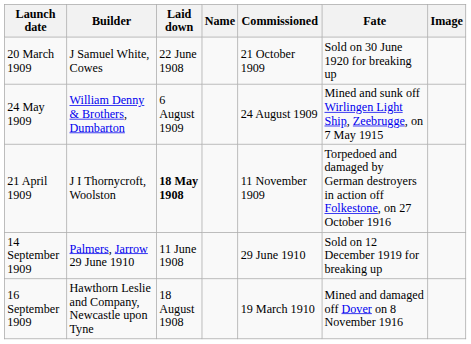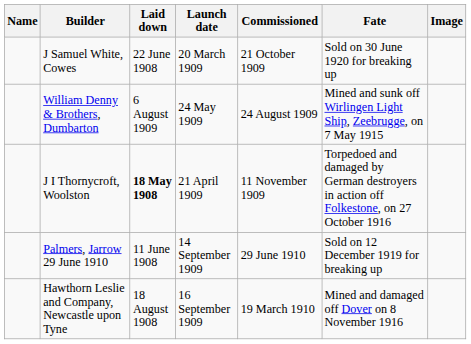columns swapped: (220, 20) <-> (36, 20)
